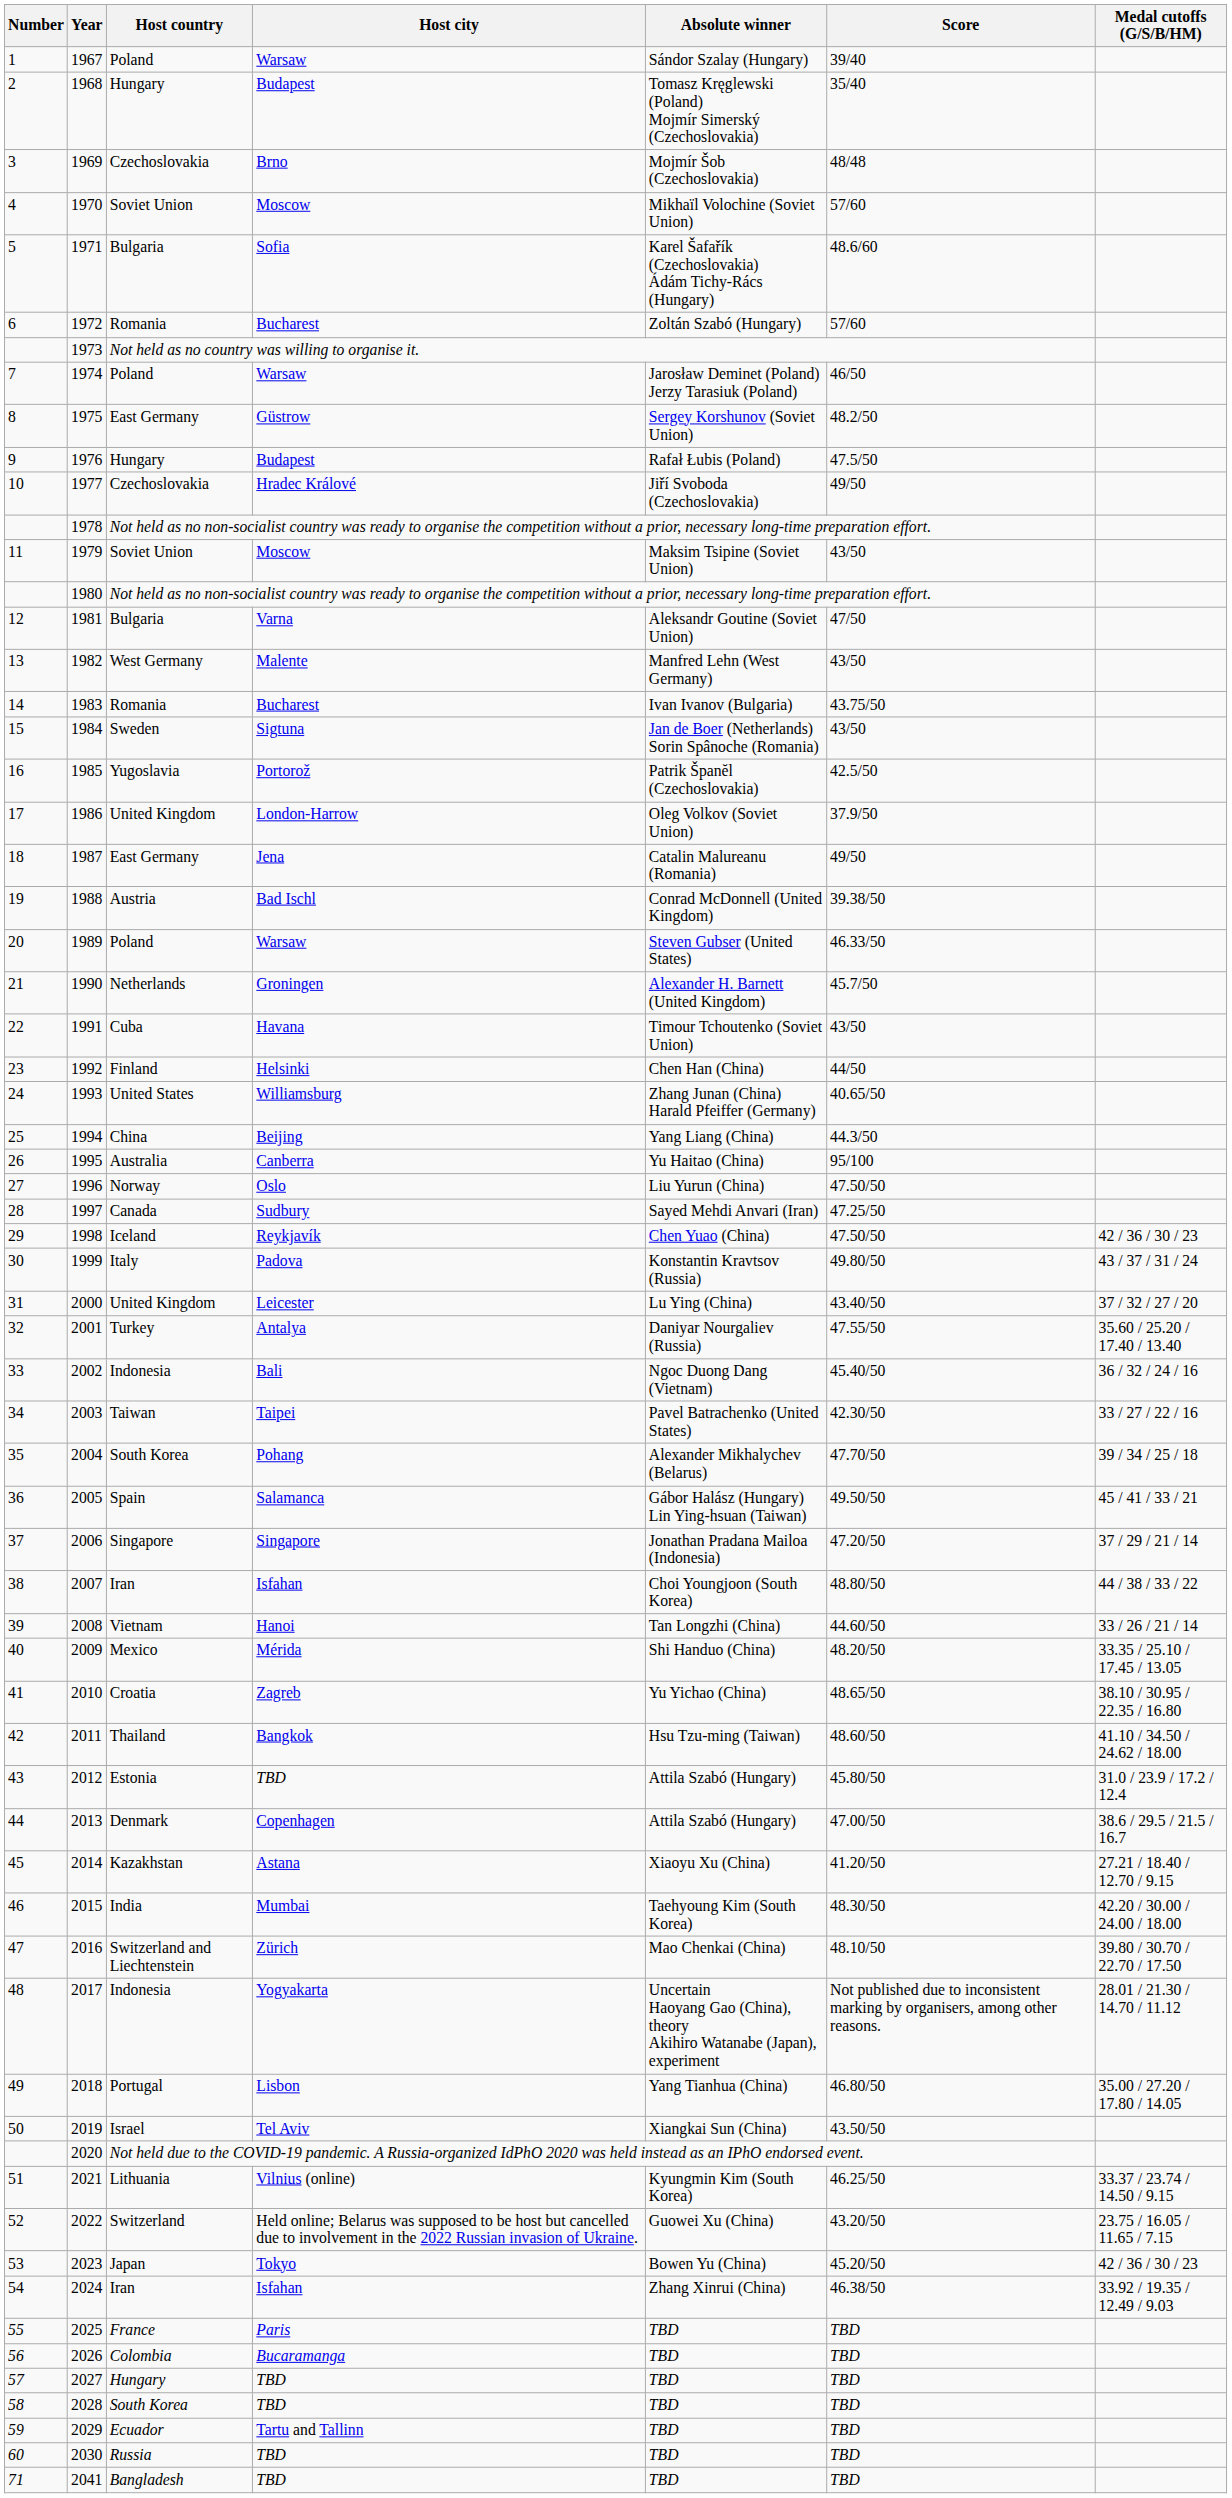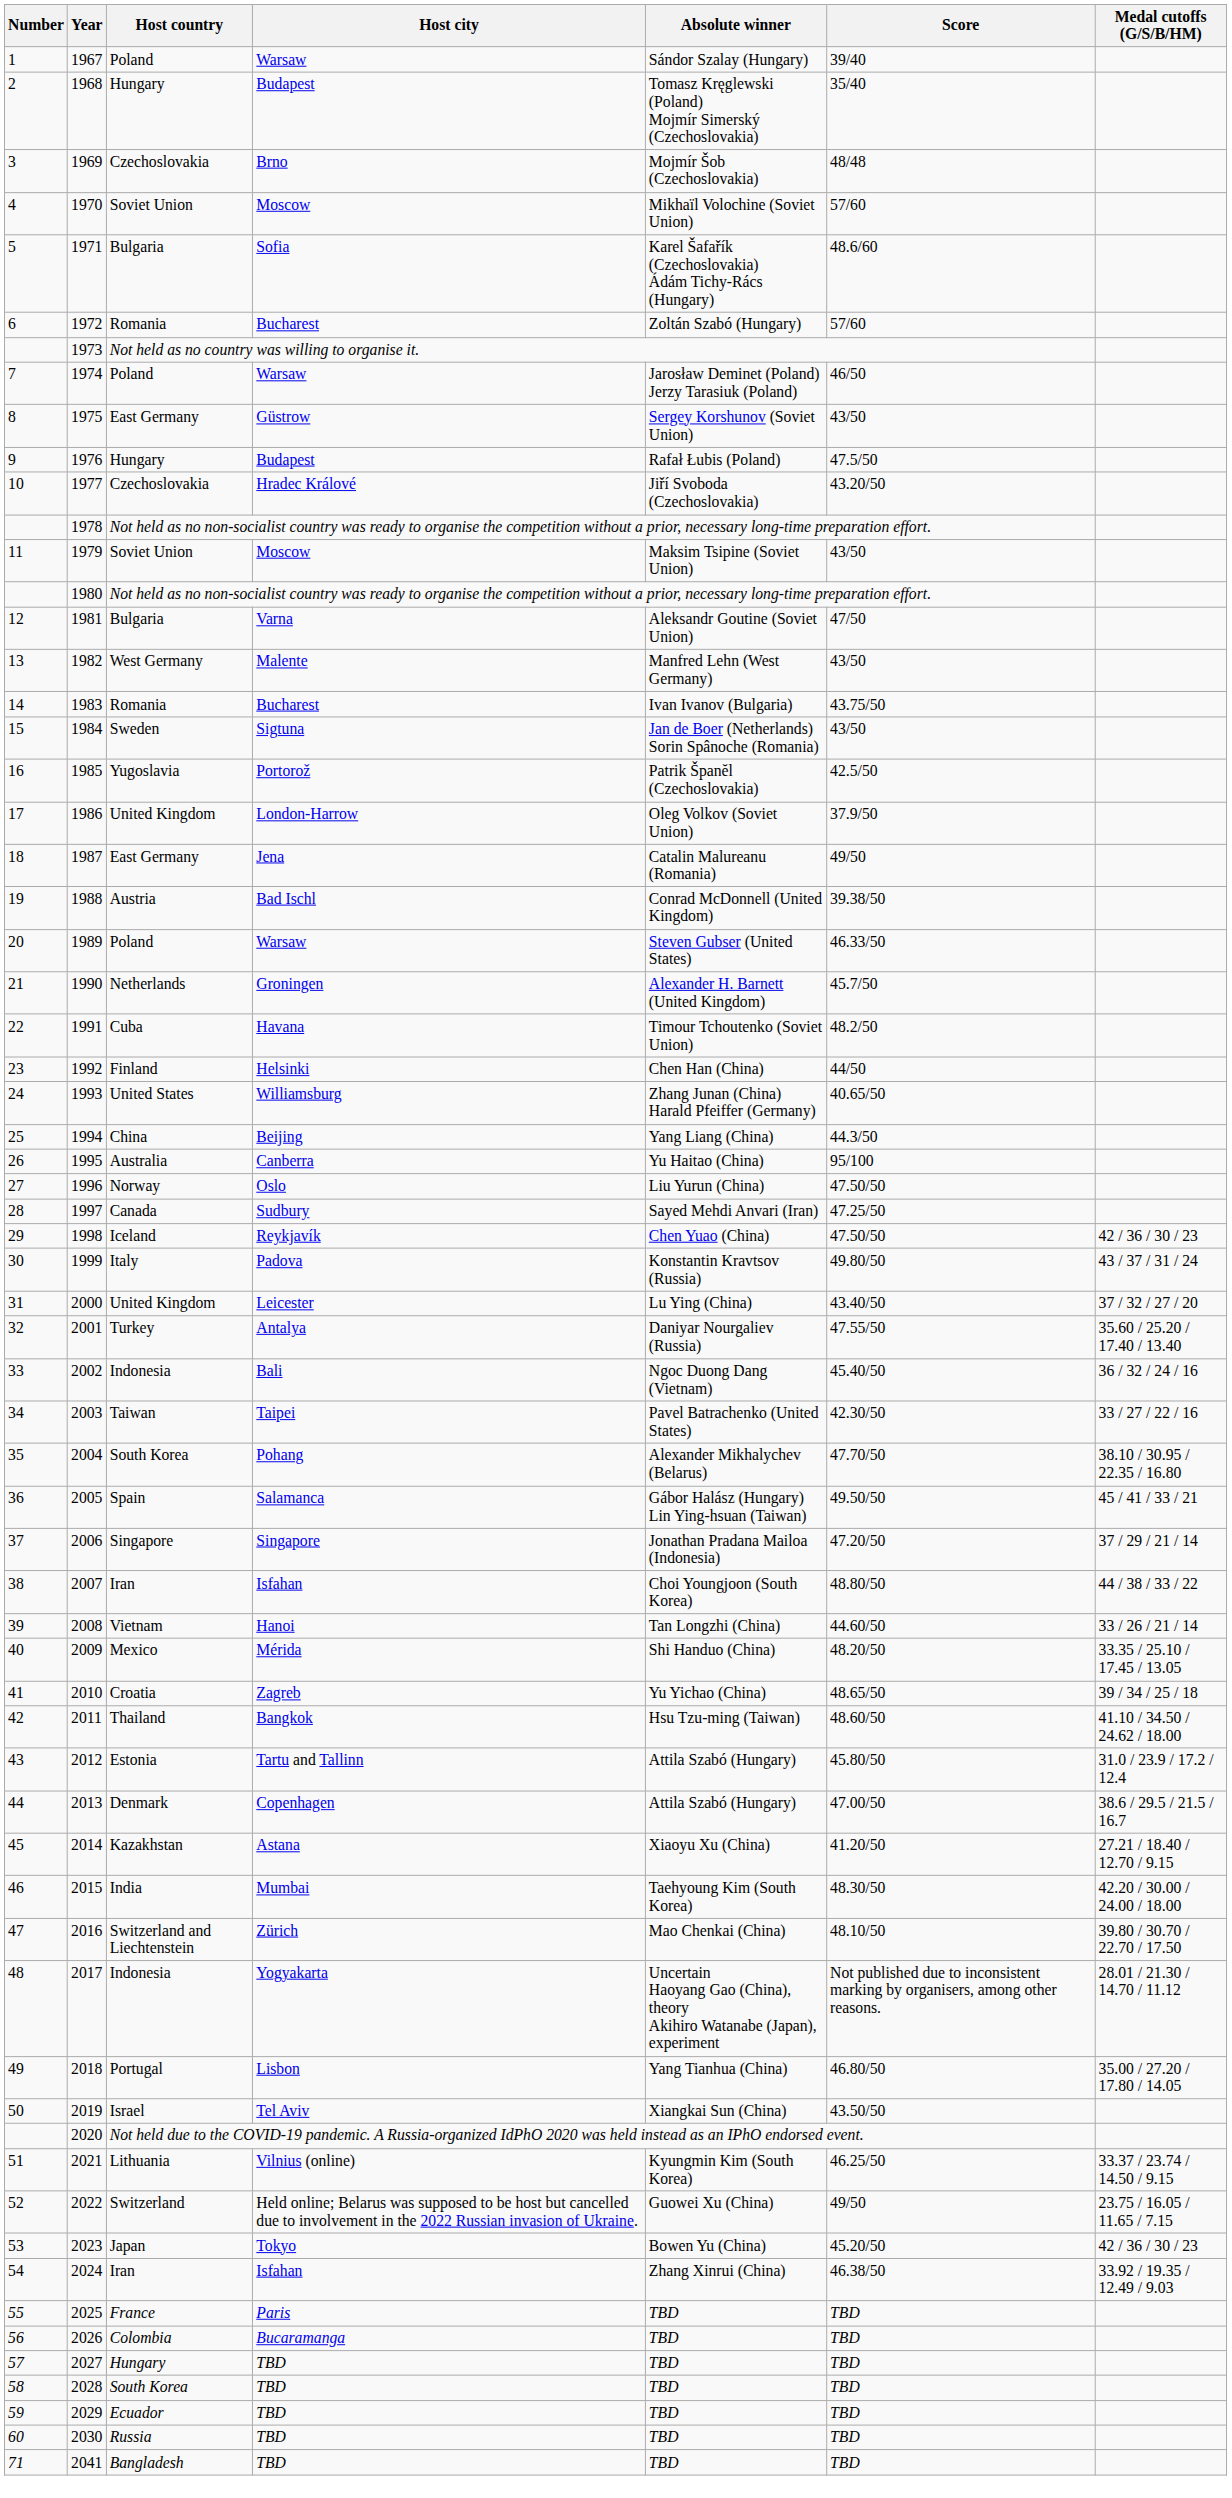(854, 417) 48.2/50 -> (848, 417) 43/50
(848, 484) 49/50 -> (858, 484) 43.20/50
(848, 1026) 43/50 -> (854, 1026) 48.2/50
(1148, 1455) 39 / 34 / 25 / 18 -> (1144, 1464) 38.10 / 30.95 / 22.35 / 16.80
(1144, 1702) 38.10 / 30.95 / 22.35 / 16.80 -> (1148, 1693) 39 / 34 / 25 / 18
(271, 1778) TBD -> (310, 1760) Tartu and Tallinn
(858, 2220) 43.20/50 -> (848, 2203) 49/50
(310, 2430) Tartu and Tallinn -> (271, 2412) TBD
